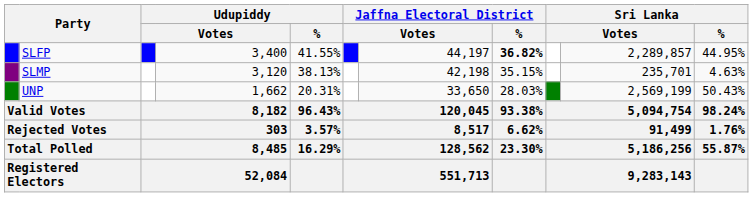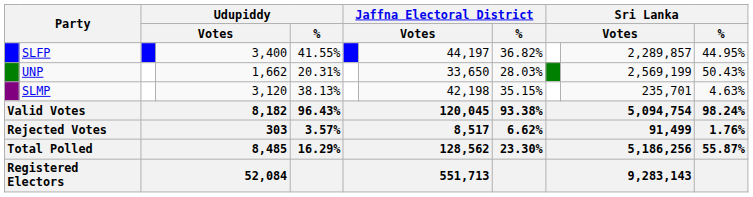(521, 53) bold -> (521, 53) normal
rows swapped: (36, 72) <-> (33, 91)
